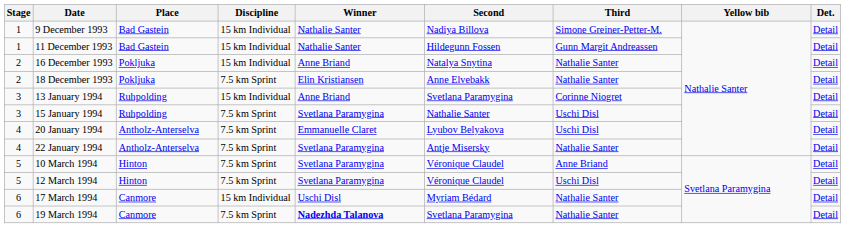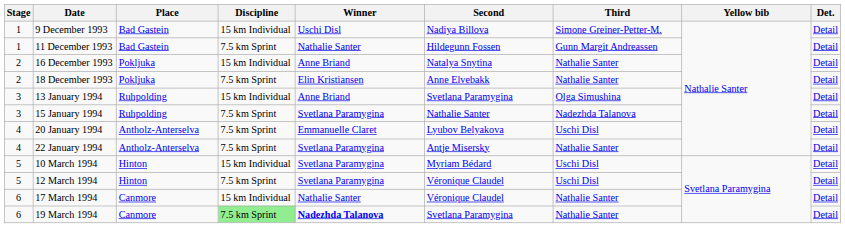(329, 29) Nathalie Santer -> (319, 29) Uschi Disl
(256, 46) 15 km Individual -> (248, 46) 7.5 km Sprint
(589, 97) Corinne Niogret -> (588, 97) Olga Simushina
(577, 113) Uschi Disl -> (596, 113) Nadezhda Talanova
(248, 164) 7.5 km Sprint -> (256, 164) 15 km Individual
(465, 164) Véronique Claudel -> (459, 164) Myriam Bédard
(582, 164) Anne Briand -> (577, 164) Uschi Disl
(319, 197) Uschi Disl -> (329, 197) Nathalie Santer
(459, 197) Myriam Bédard -> (465, 197) Véronique Claudel
(248, 214) no background -> (248, 214) lightgreen background
